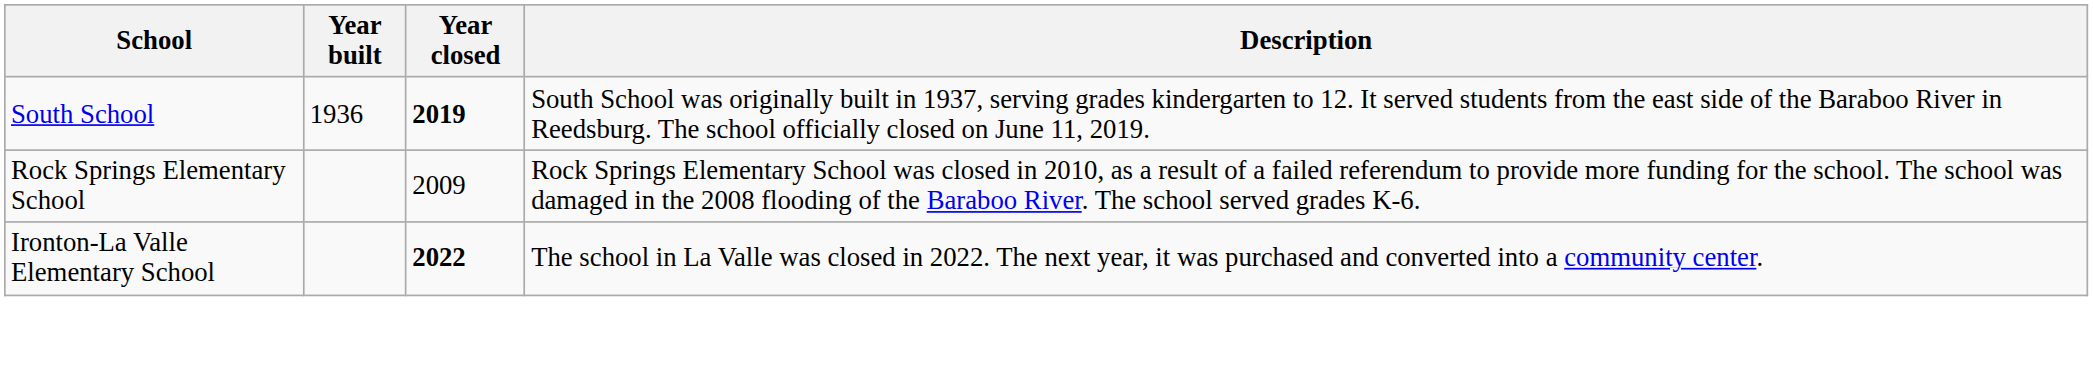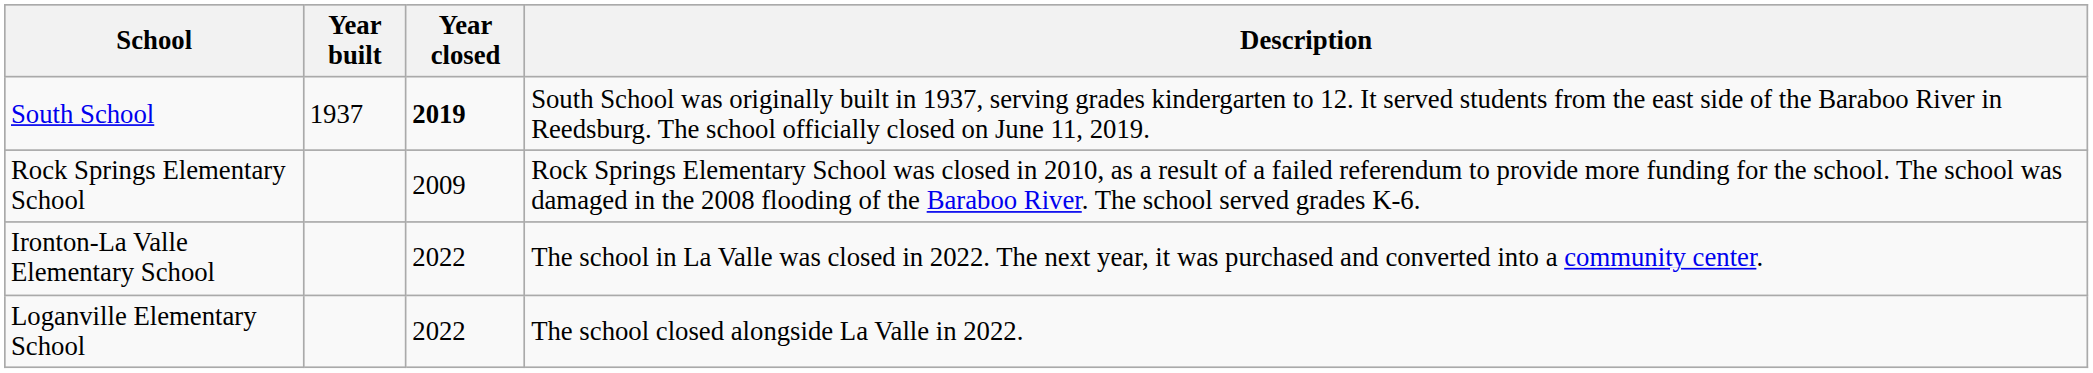(336, 113) 1936 -> (336, 113) 1937
(439, 258) bold -> (439, 258) normal
+ row: (134, 330)
